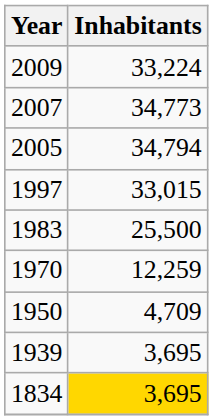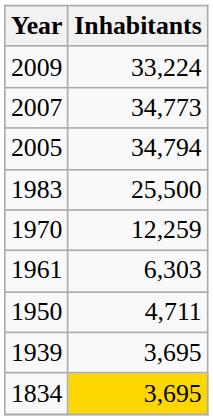- row: (37, 189)
+ row: (37, 270)
(173, 311) 4,709 -> (173, 311) 4,711
